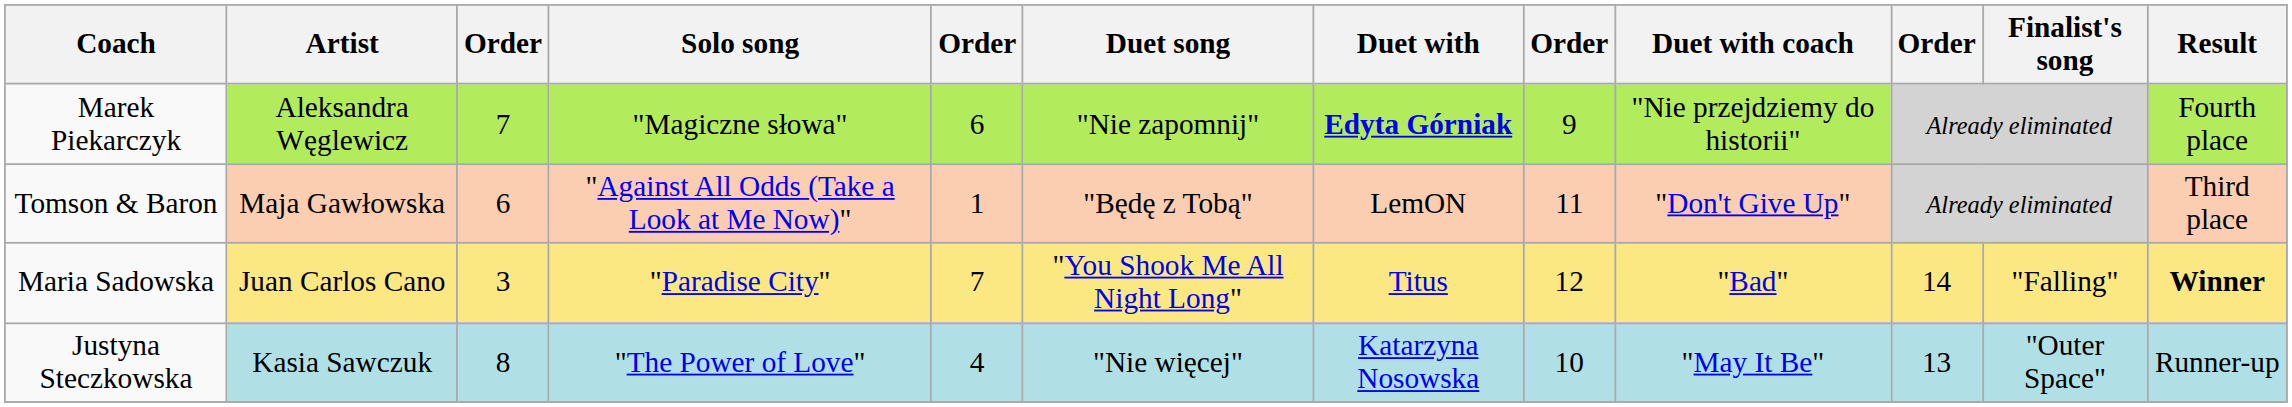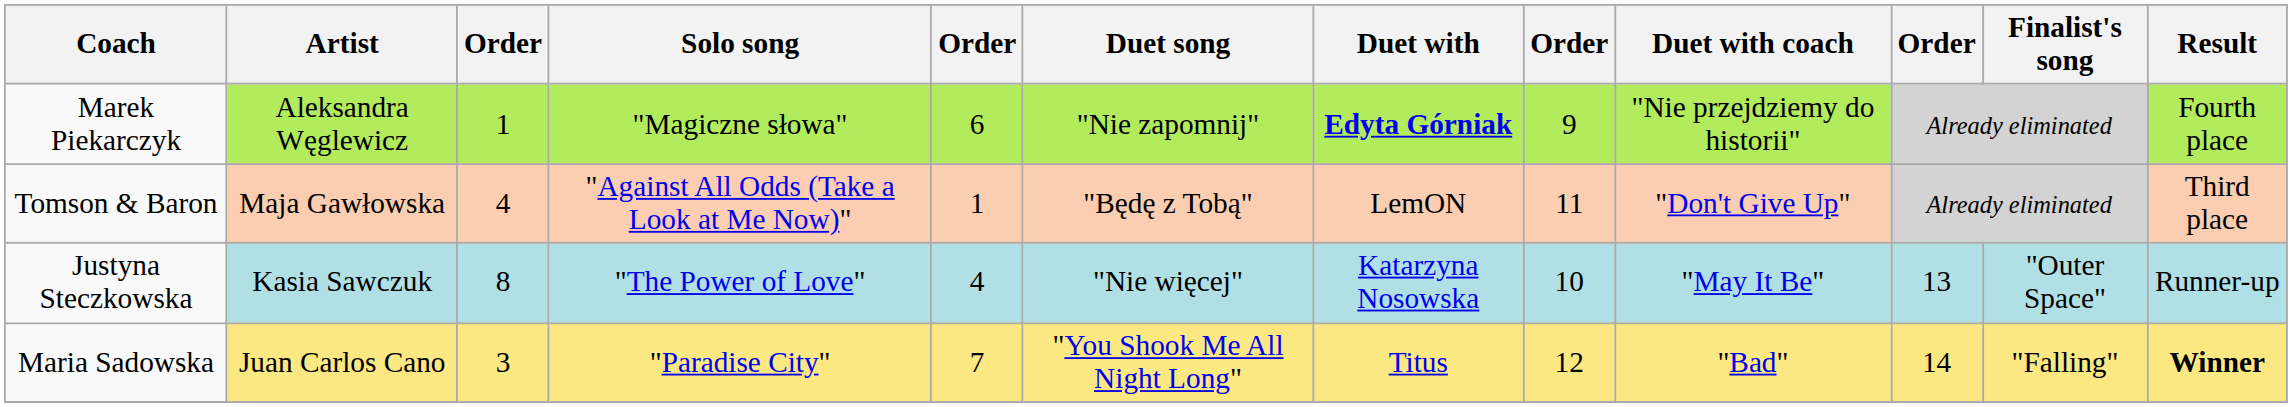(503, 123) 7 -> (503, 123) 1
(503, 202) 6 -> (503, 202) 4
rows swapped: (116, 282) <-> (116, 361)
